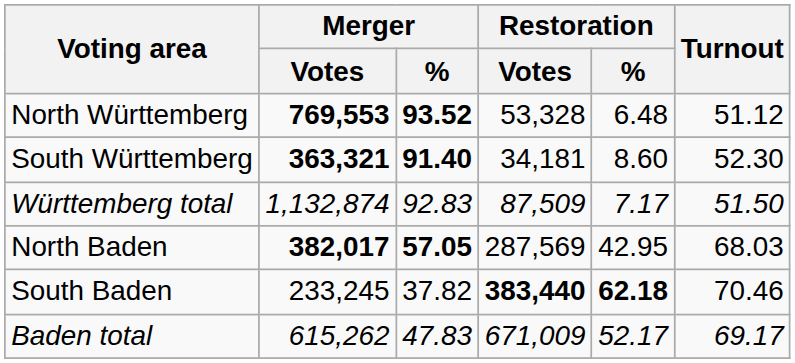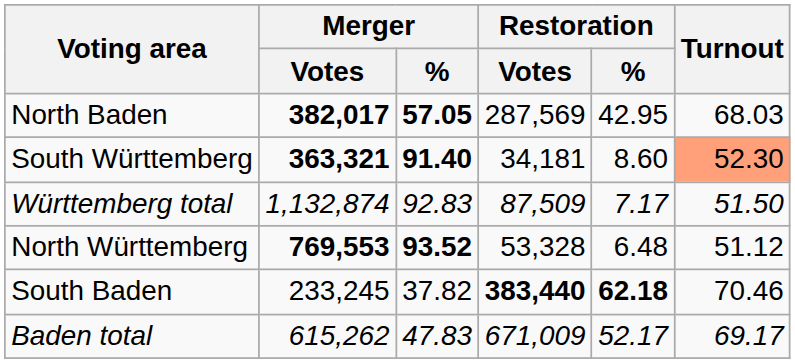rows swapped: (130, 114) <-> (89, 247)
(749, 159) no background -> (749, 159) lightsalmon background
